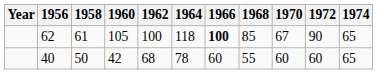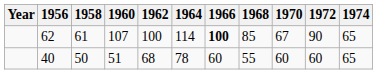(118, 36) 105 -> (118, 36) 107
(185, 36) 118 -> (185, 36) 114
(115, 58) 42 -> (115, 58) 51
